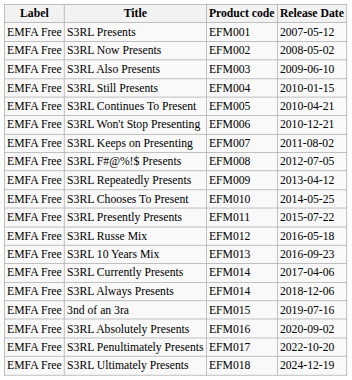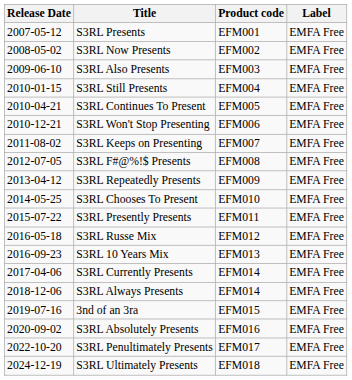columns swapped: (312, 13) <-> (34, 13)
